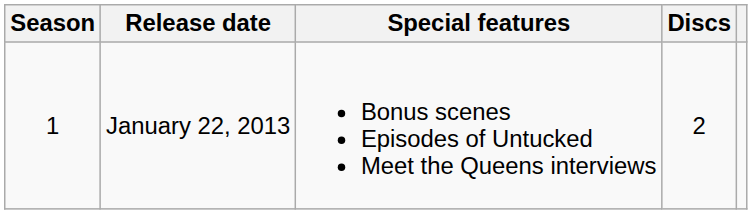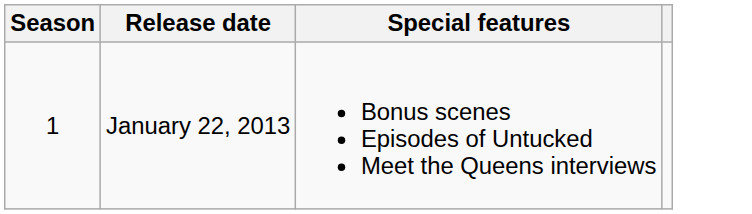- column: (699, 23)
